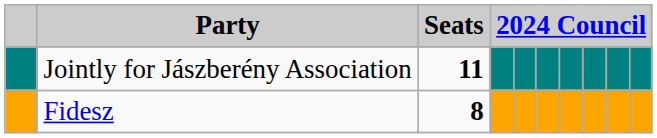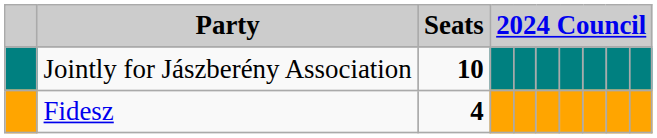(471, 68) 11 -> (470, 68) 10
(477, 111) 8 -> (477, 111) 4
